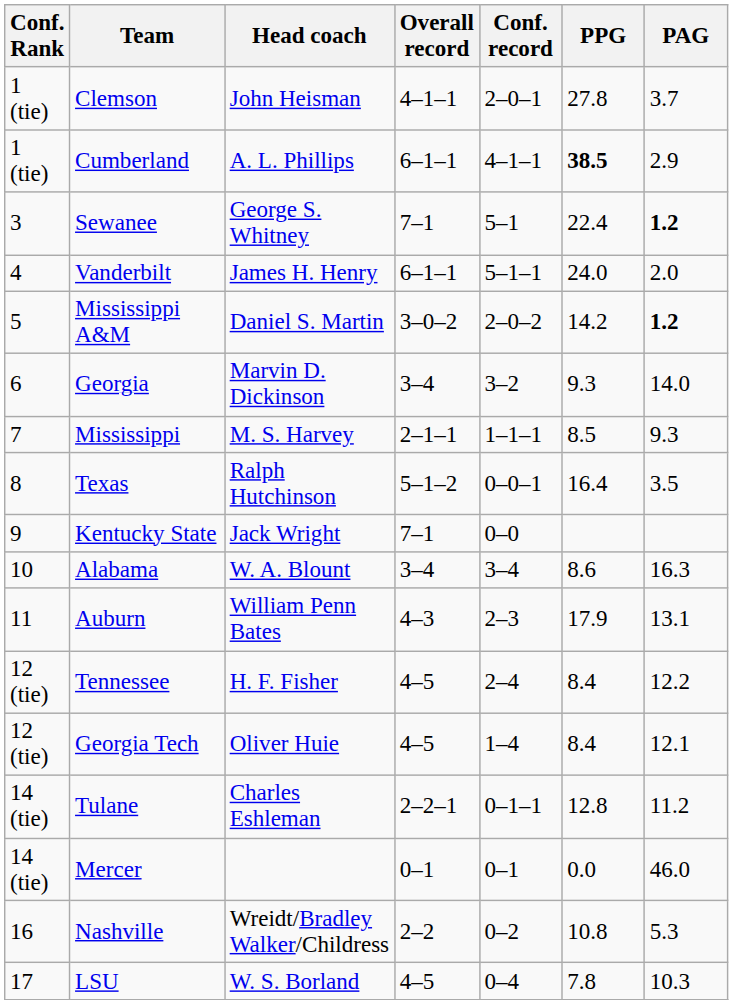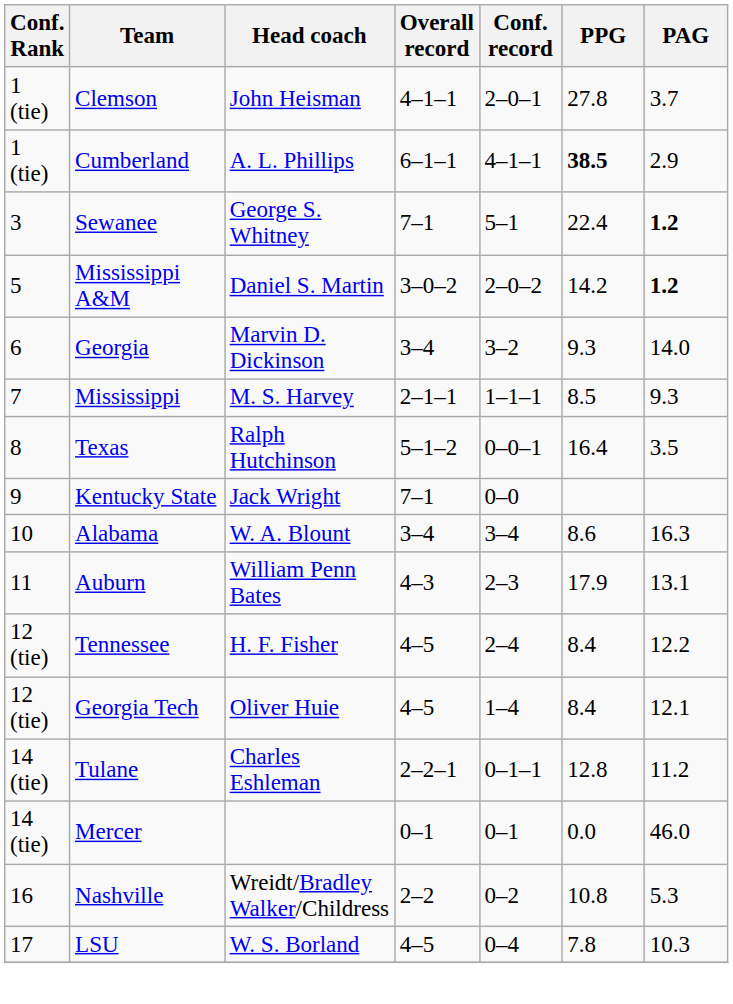- row: (123, 272)
